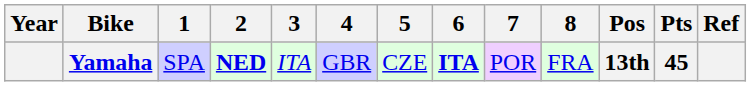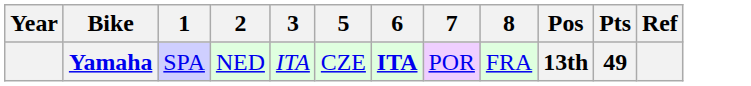- column: (347, 23)
(241, 61) bold -> (240, 61) normal
(676, 61) 45 -> (615, 61) 49
